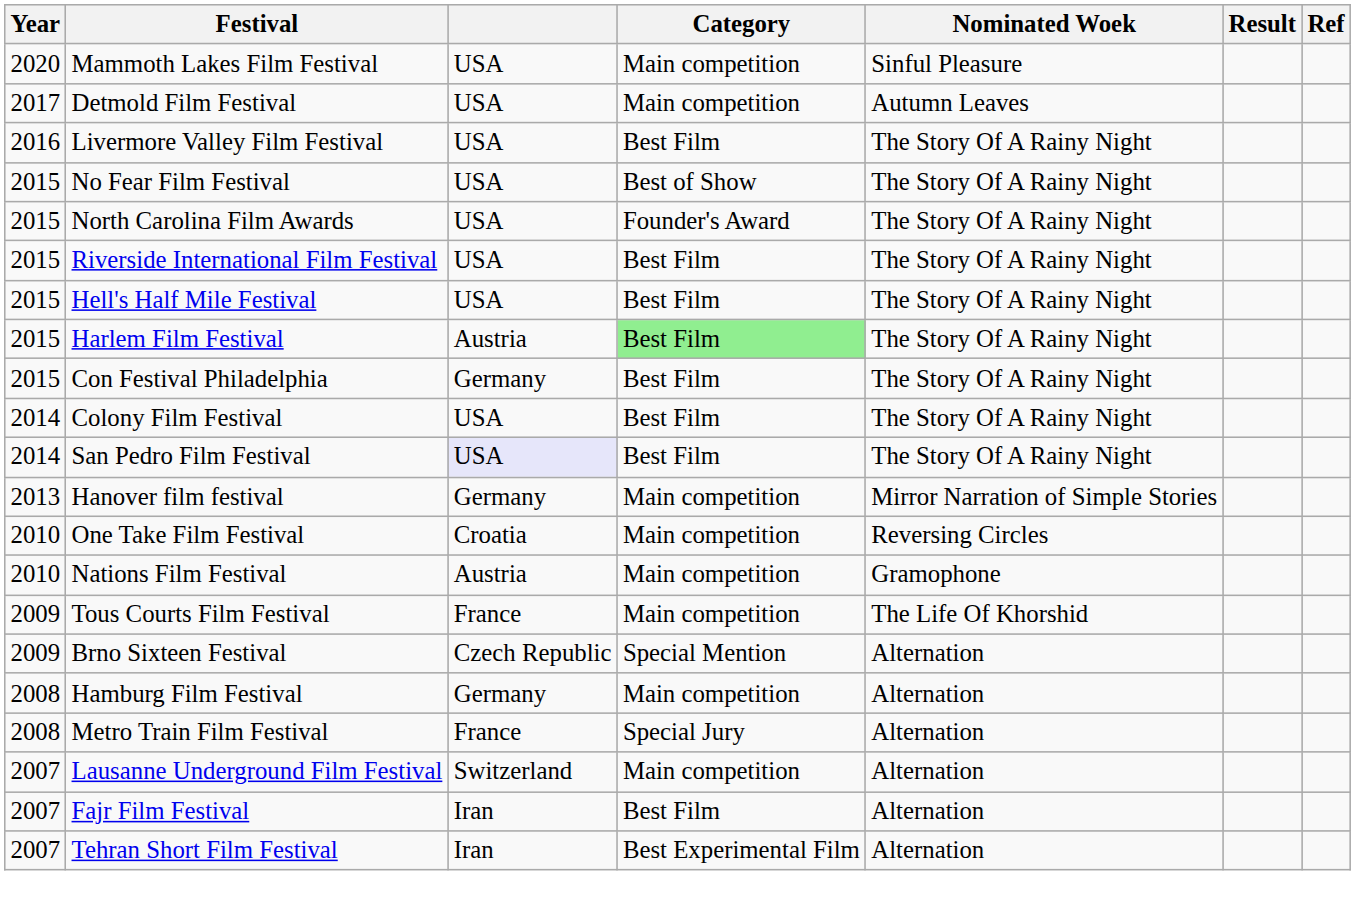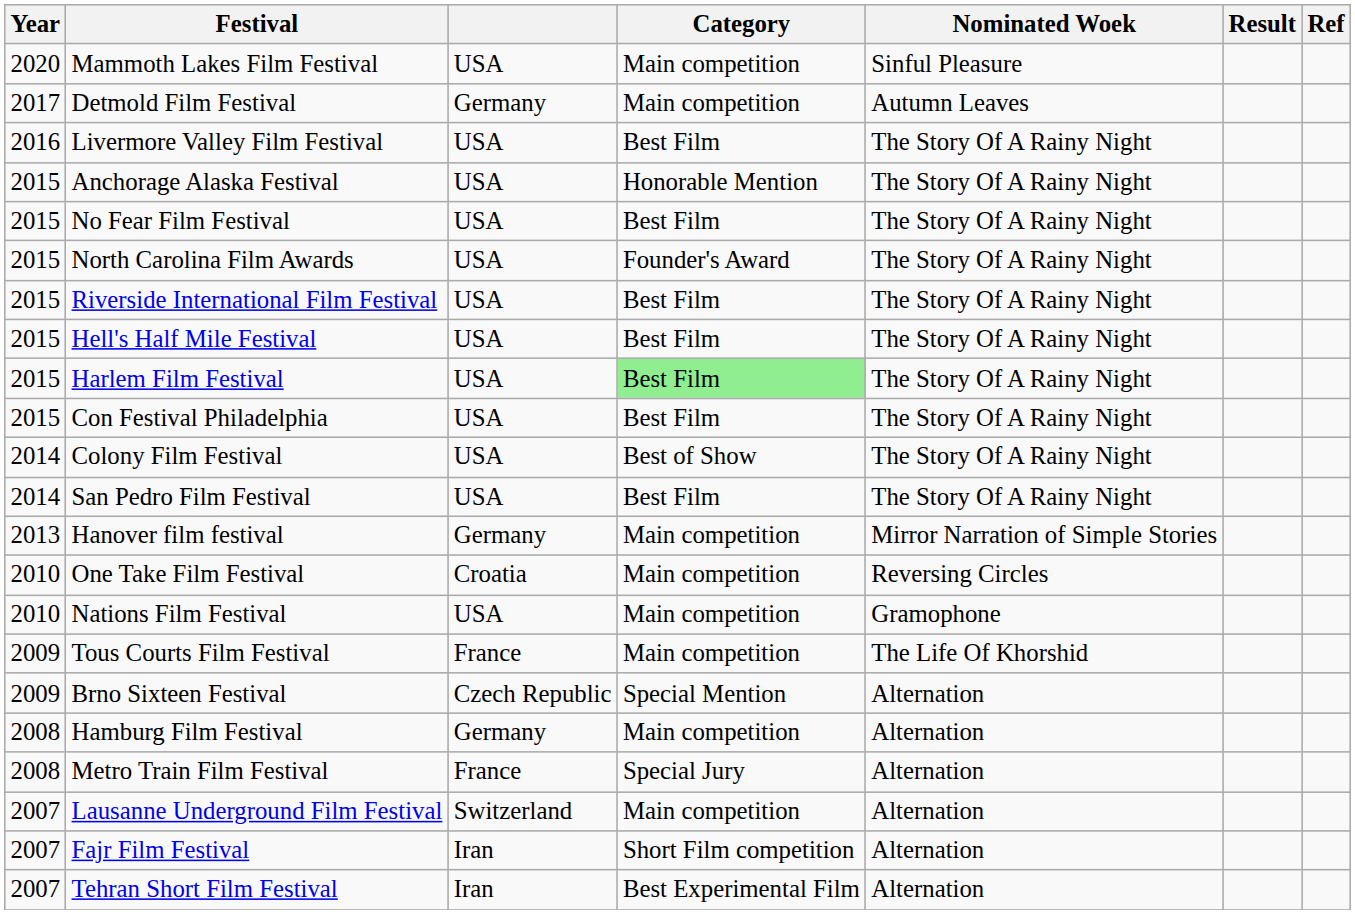(479, 102) USA -> (500, 102) Germany
+ row: (205, 181)
(690, 181) Best of Show -> (671, 220) Best Film
(490, 338) Austria -> (479, 378) USA
(500, 378) Germany -> (479, 417) USA
(671, 417) Best Film -> (690, 456) Best of Show
(479, 456) lavender background -> (479, 496) no background
(490, 574) Austria -> (479, 614) USA
(671, 810) Best Film -> (739, 850) Short Film competition
